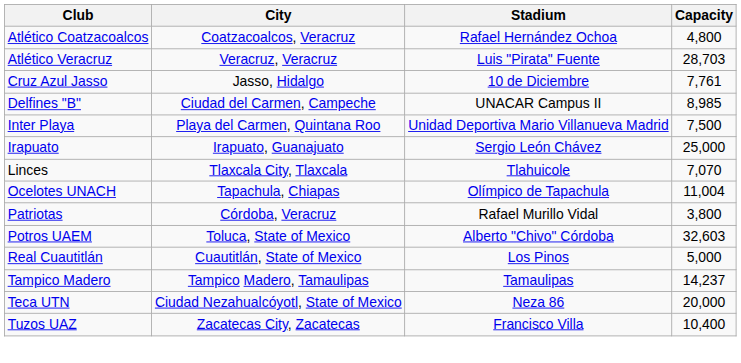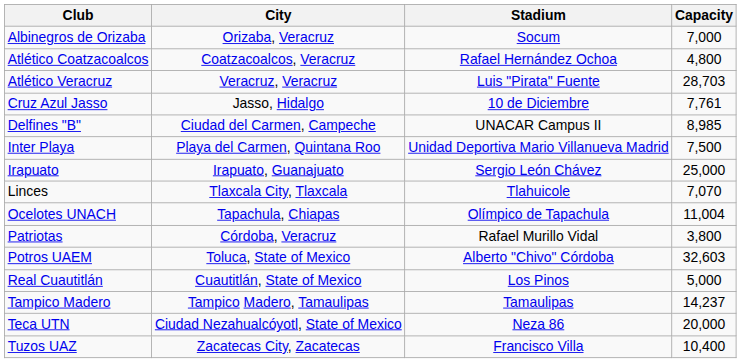+ row: (77, 37)
